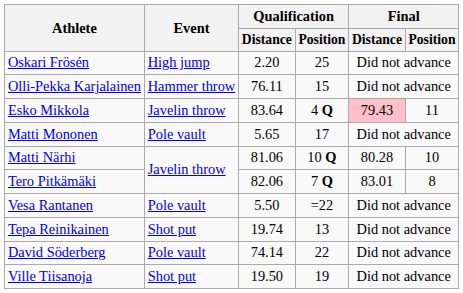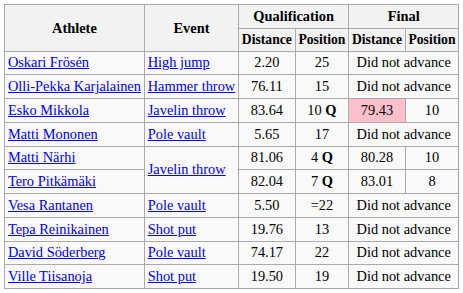(322, 110) 4 Q -> (322, 110) 10 Q
(432, 110) 11 -> (432, 110) 10
(322, 157) 10 Q -> (322, 157) 4 Q
(267, 181) 82.06 -> (267, 181) 82.04
(267, 229) 19.74 -> (267, 229) 19.76
(267, 252) 74.14 -> (267, 252) 74.17
